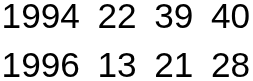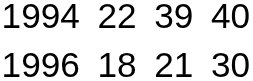(117, 65) 13 -> (117, 65) 18
(231, 65) 28 -> (231, 65) 30
